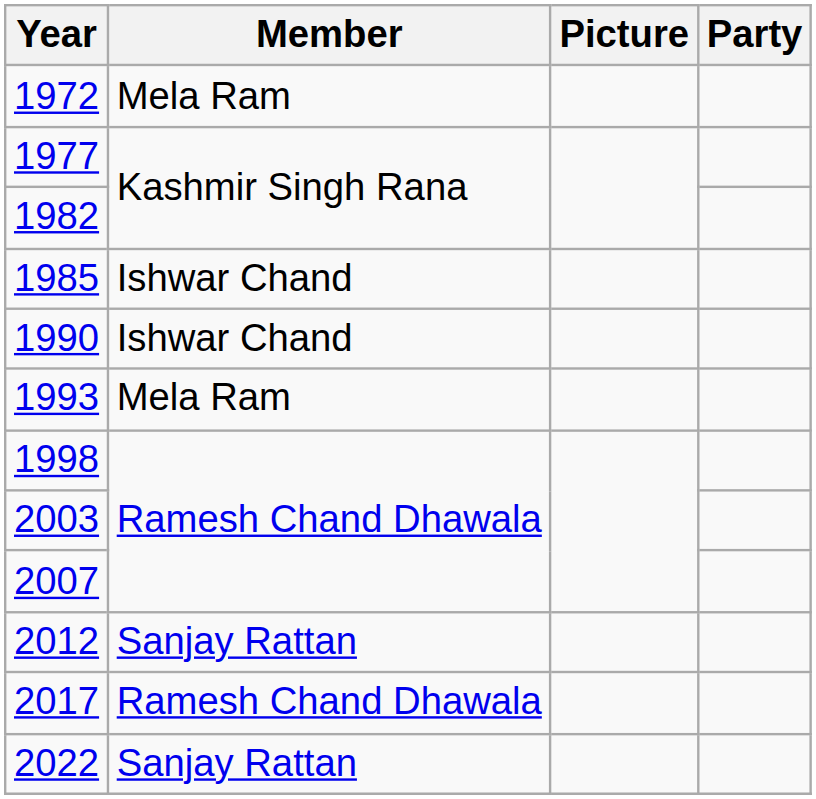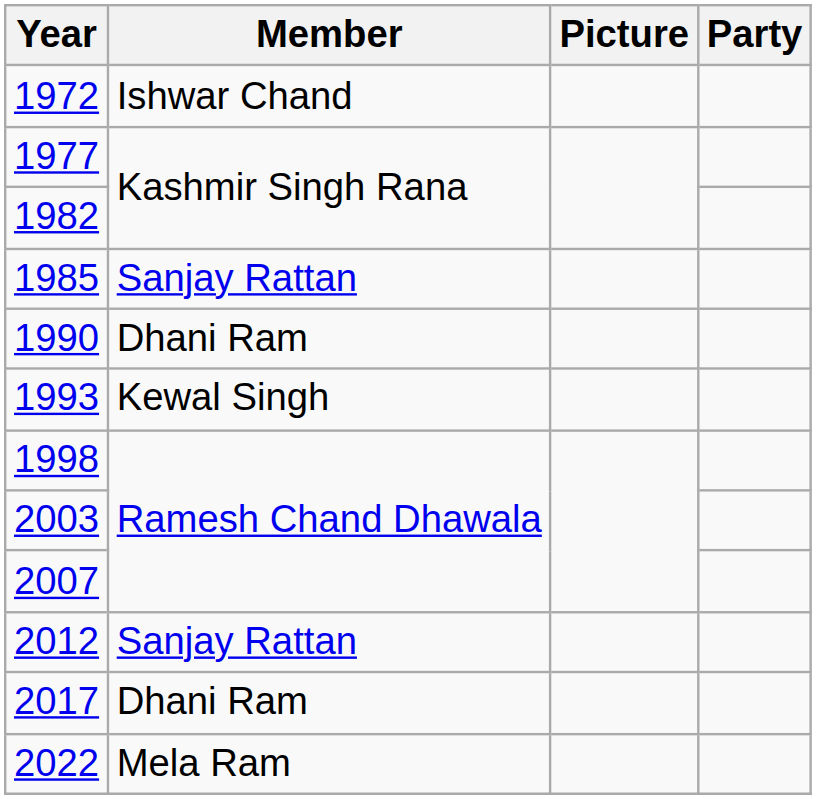(204, 95) Mela Ram -> (235, 95) Ishwar Chand
(235, 277) Ishwar Chand -> (237, 277) Sanjay Rattan
(235, 338) Ishwar Chand -> (212, 338) Dhani Ram
(204, 398) Mela Ram -> (223, 398) Kewal Singh
(329, 701) Ramesh Chand Dhawala -> (212, 701) Dhani Ram
(237, 762) Sanjay Rattan -> (204, 762) Mela Ram
